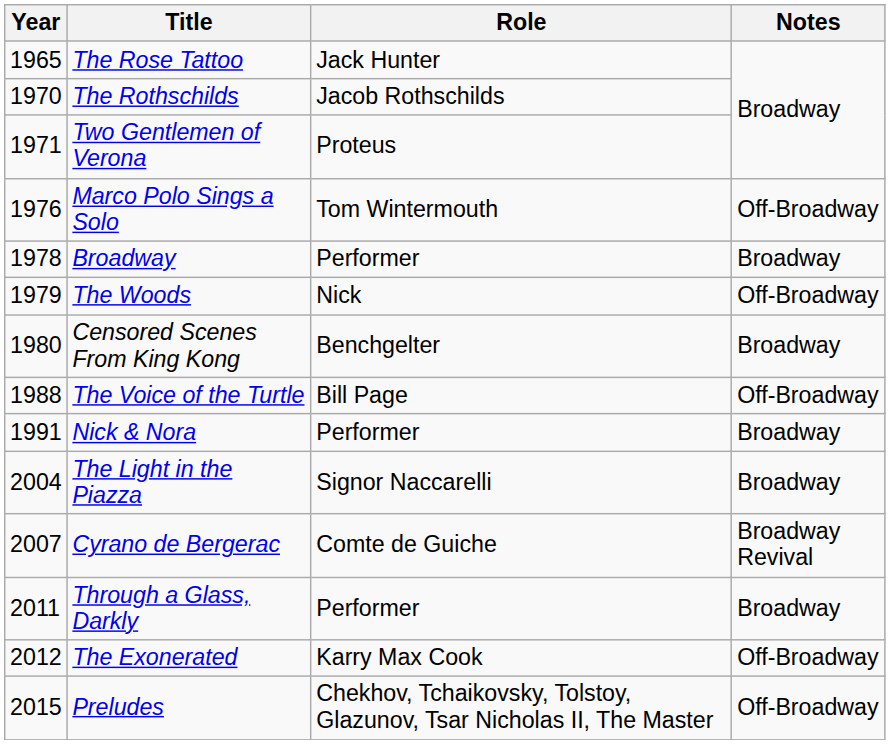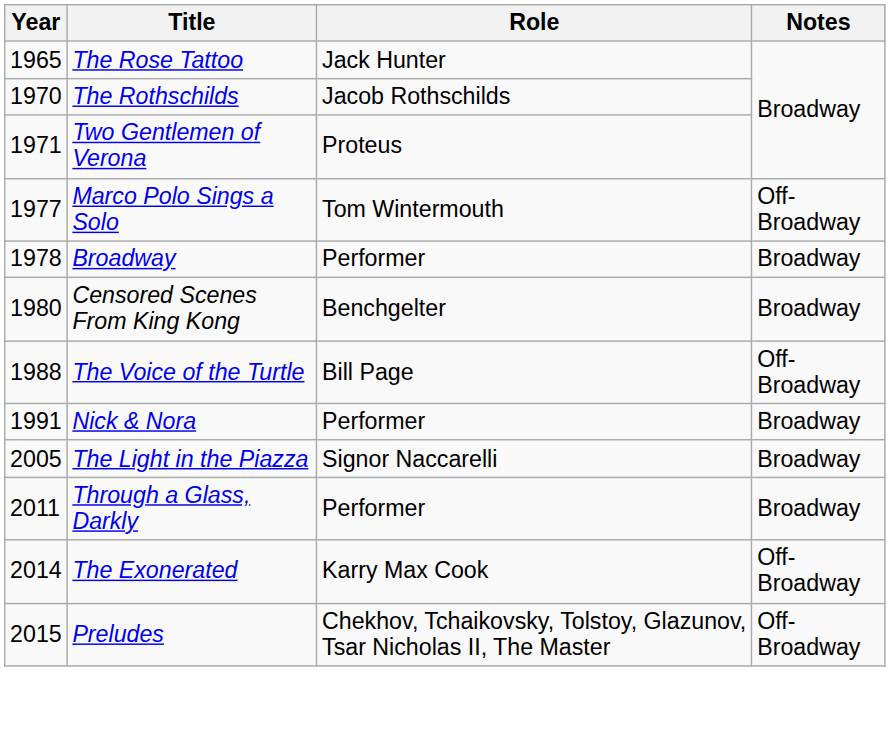(36, 209) 1976 -> (36, 209) 1977
- row: (132, 295)
(36, 482) 2004 -> (36, 458) 2005
- row: (176, 545)
(36, 657) 2012 -> (36, 571) 2014
